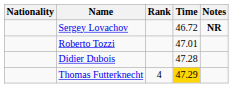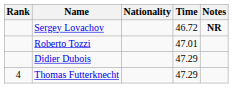columns swapped: (159, 12) <-> (30, 12)
(187, 59) 47.28 -> (187, 59) 47.29
(187, 75) gold background -> (187, 75) no background
